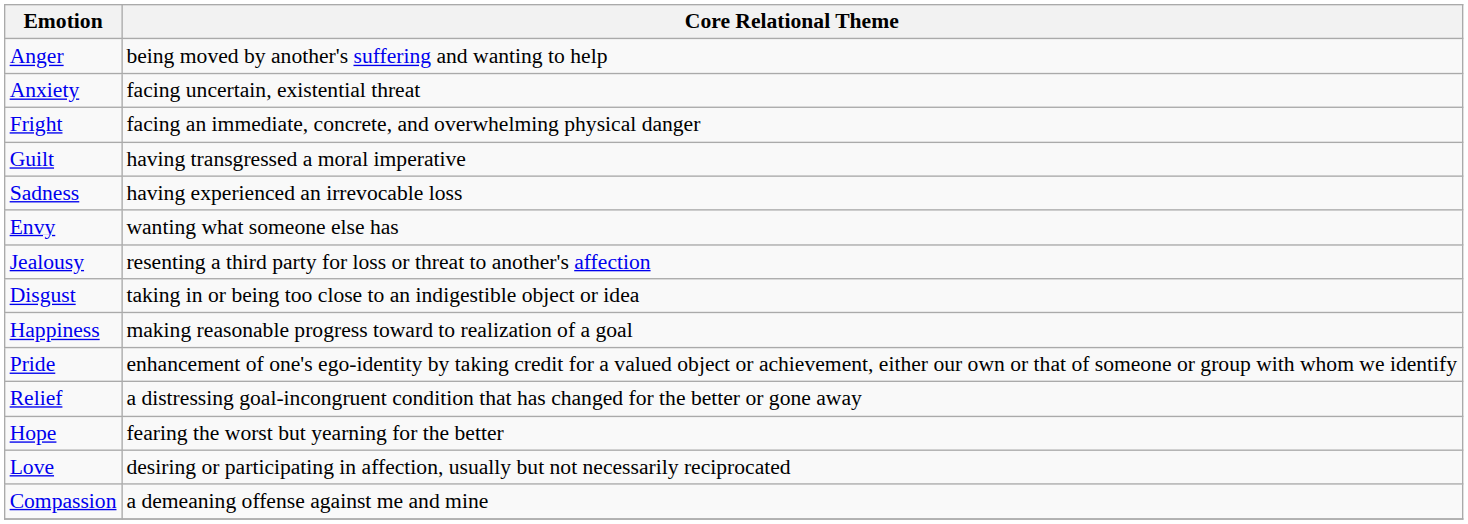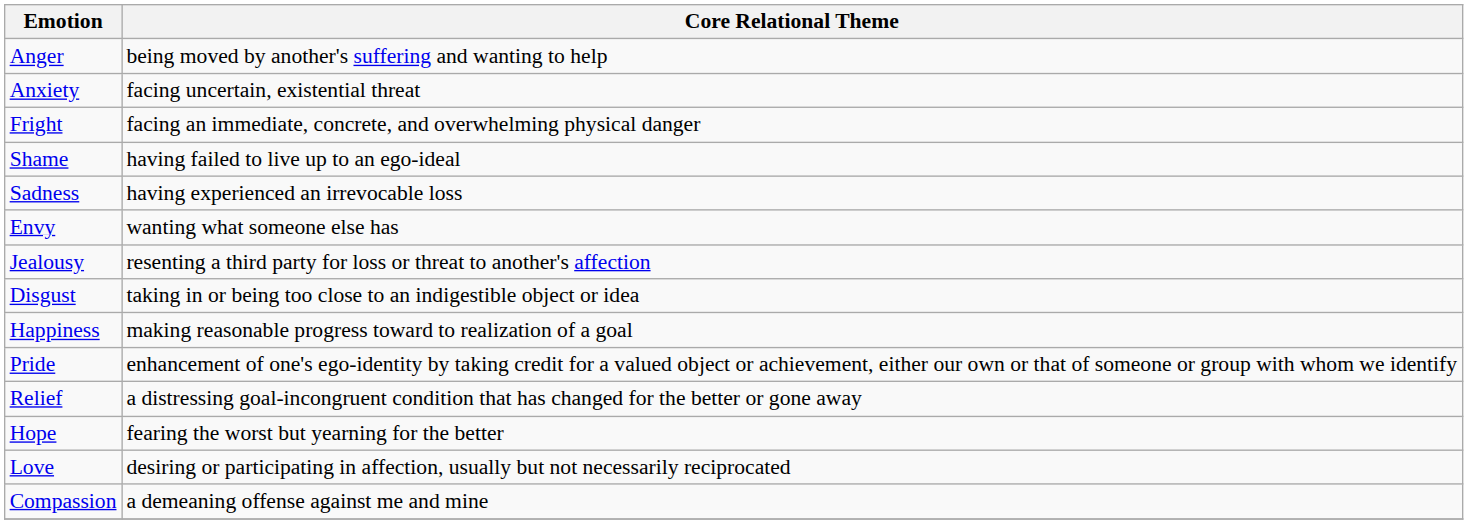- row: (32, 158)
+ row: (39, 158)
